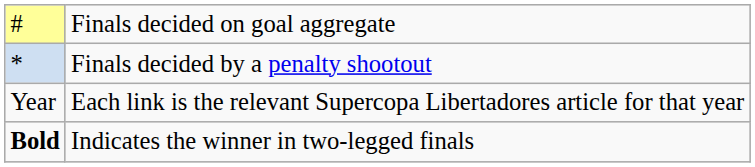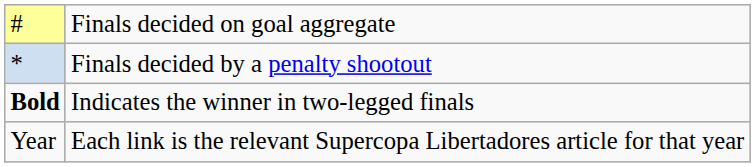rows swapped: (35, 141) <-> (33, 102)
